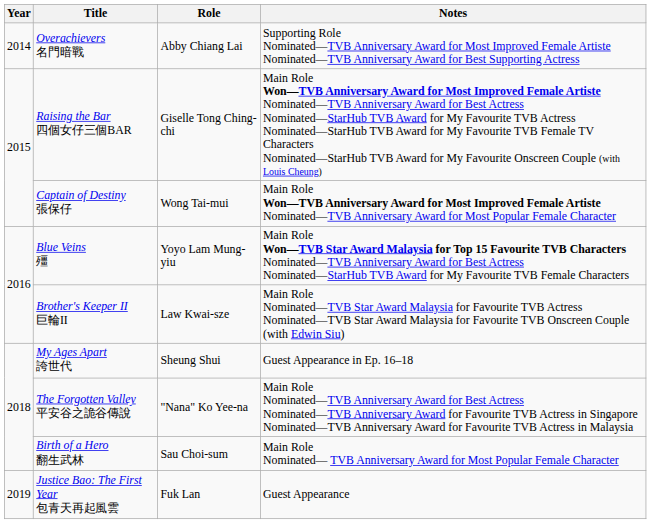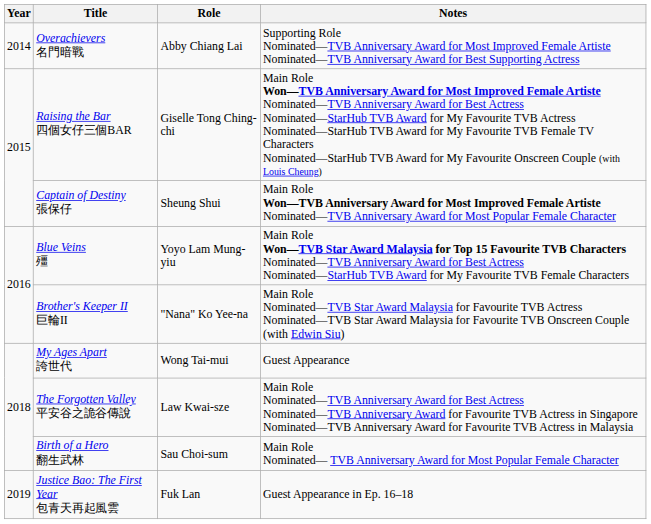(194, 203) Wong Tai-mui -> (191, 203) Sheung Shui
(195, 314) Law Kwai-sze -> (204, 314) "Nana" Ko Yee-na
(191, 360) Sheung Shui -> (194, 360) Wong Tai-mui
(338, 360) Guest Appearance in Ep. 16–18 -> (306, 360) Guest Appearance
(204, 407) "Nana" Ko Yee-na -> (195, 407) Law Kwai-sze
(306, 494) Guest Appearance -> (338, 494) Guest Appearance in Ep. 16–18
